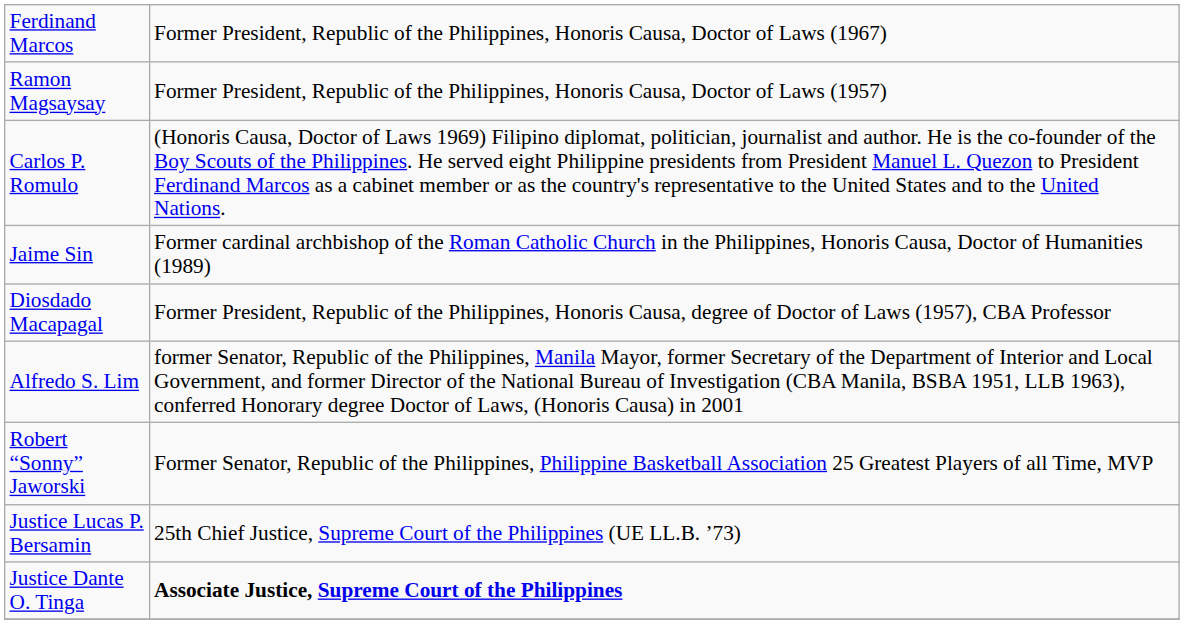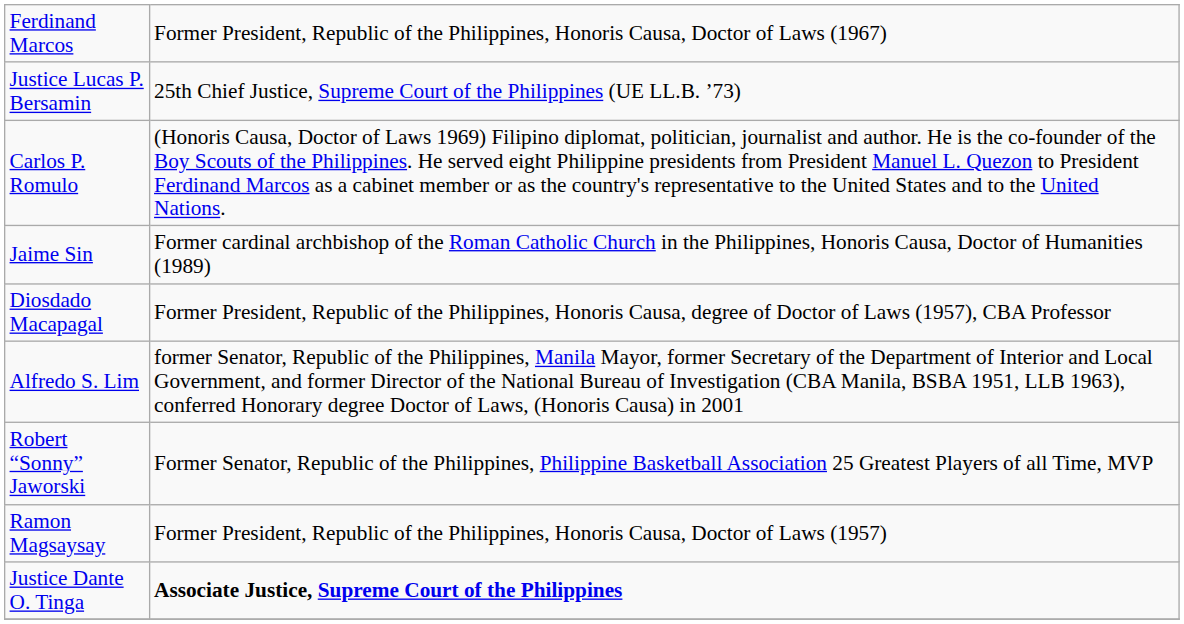rows swapped: (57, 91) <-> (77, 532)
